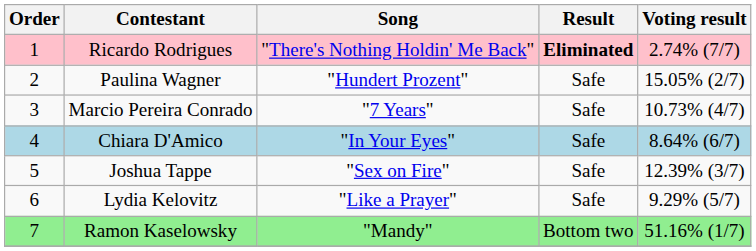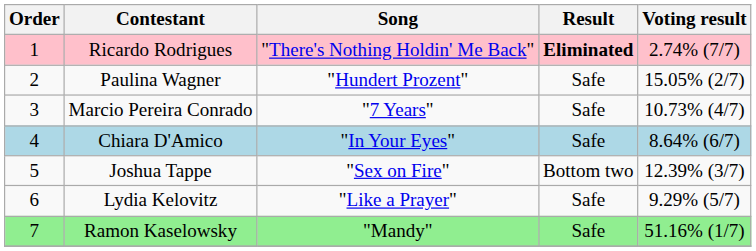(588, 170) Safe -> (588, 170) Bottom two
(588, 230) Bottom two -> (588, 230) Safe
